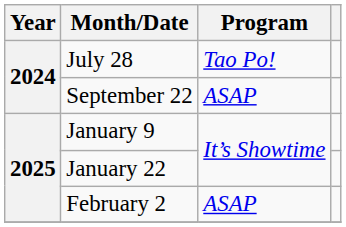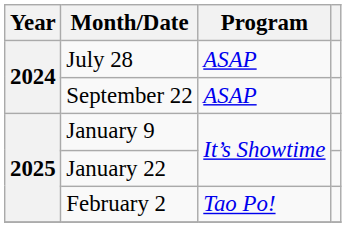(239, 58) Tao Po! -> (230, 58) ASAP
(230, 204) ASAP -> (239, 204) Tao Po!
